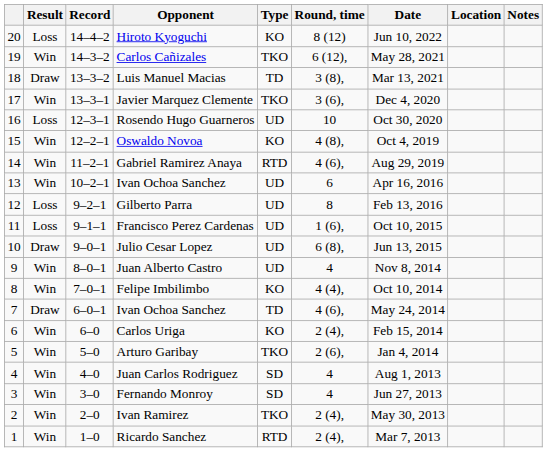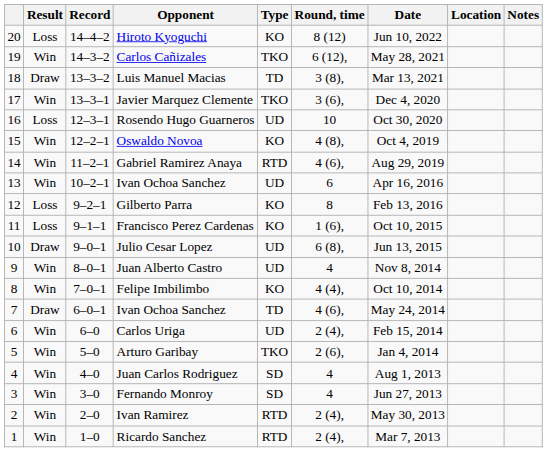(275, 204) UD -> (275, 204) KO
(275, 225) UD -> (275, 225) KO
(275, 330) KO -> (275, 330) UD
(275, 415) TKO -> (275, 415) RTD
